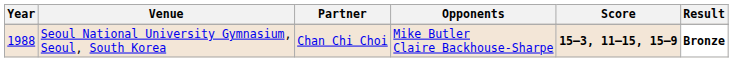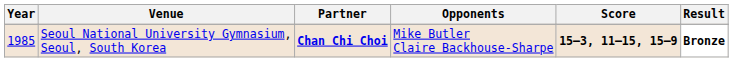(21, 40) 1988 -> (21, 40) 1985
(342, 40) normal -> (342, 40) bold
